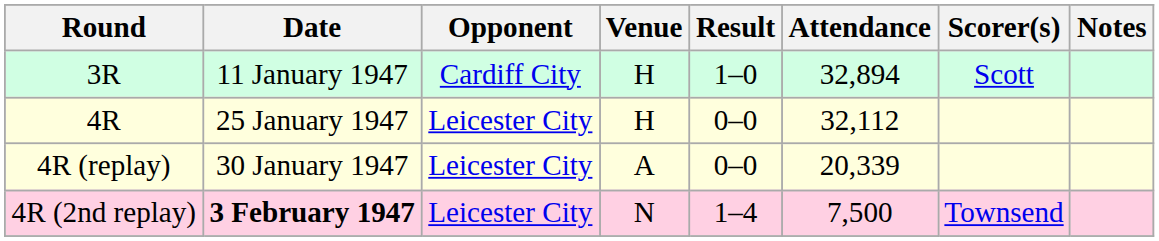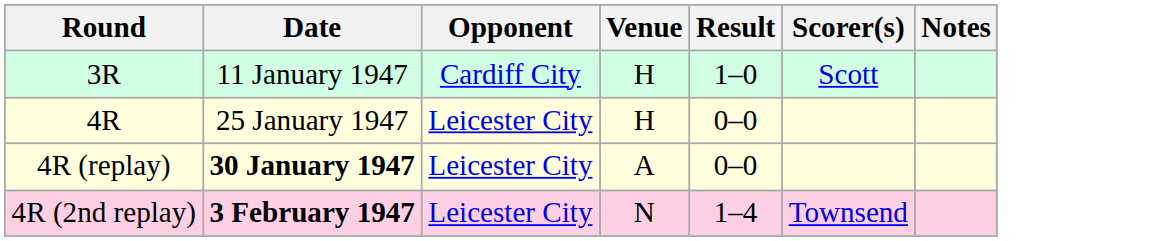- column: (860, 27)
(312, 166) normal -> (312, 166) bold
